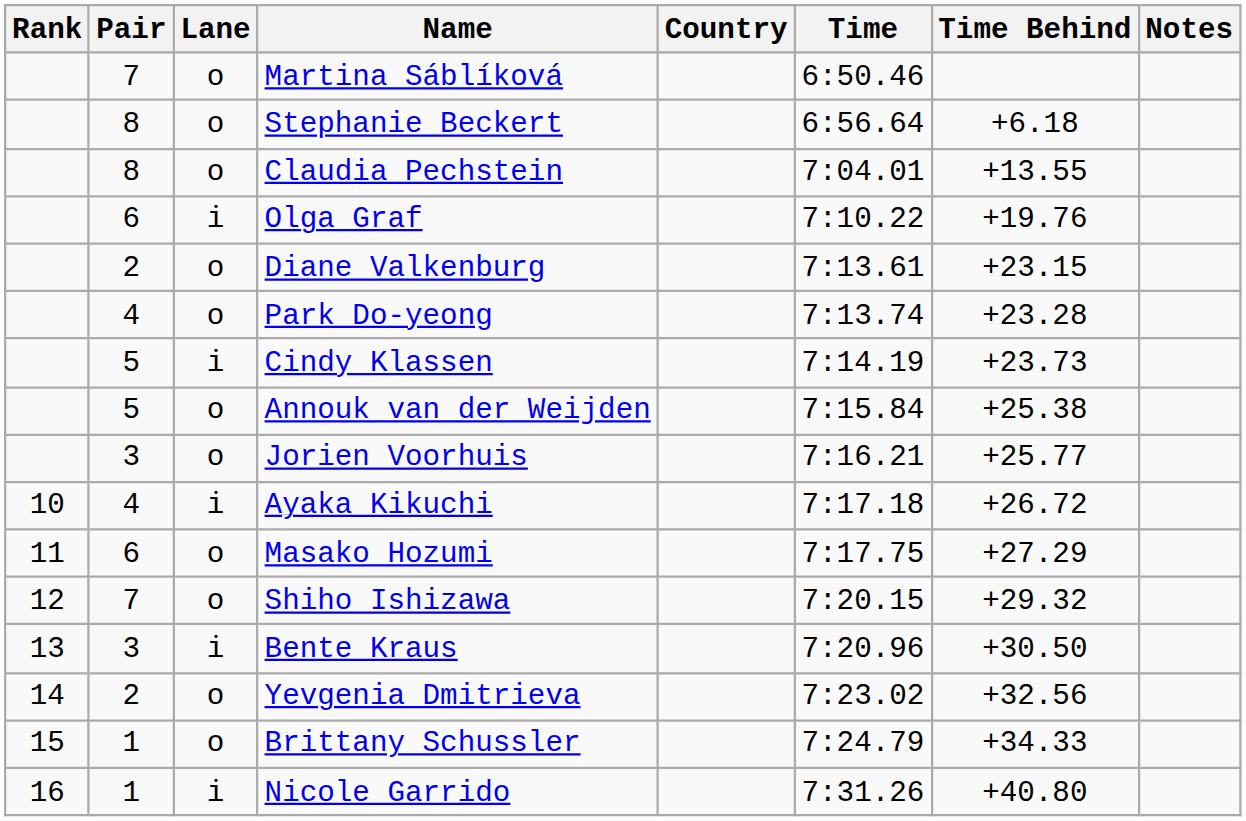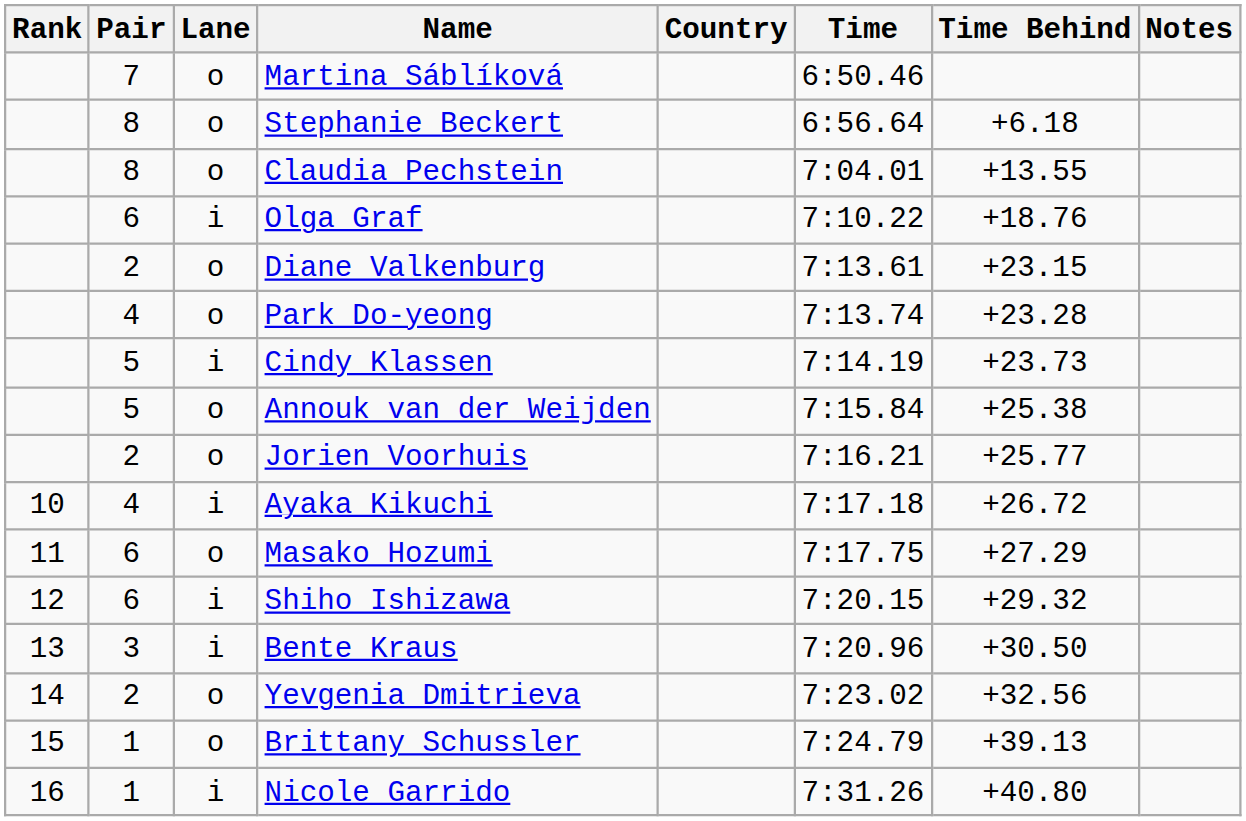(1035, 220) +19.76 -> (1035, 220) +18.76
(131, 458) 3 -> (131, 458) 2
(131, 601) 7 -> (131, 601) 6
(216, 601) o -> (216, 601) i
(1035, 744) +34.33 -> (1035, 744) +39.13
